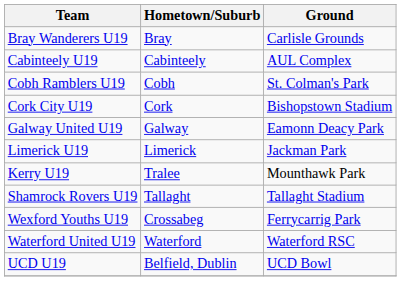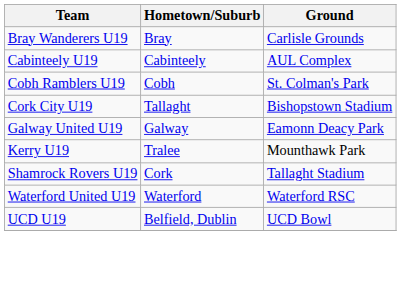(158, 106) Cork -> (167, 106) Tallaght
- row: (48, 151)
(167, 196) Tallaght -> (158, 173) Cork
- row: (68, 219)
